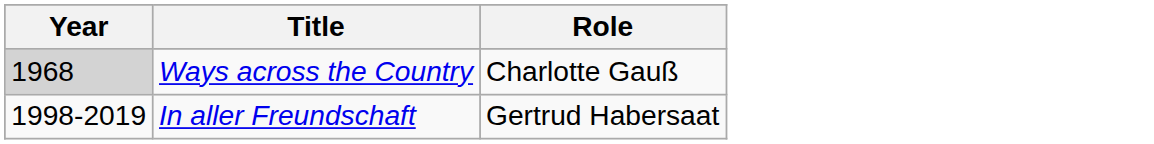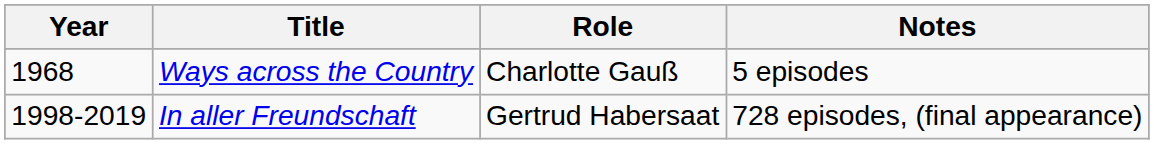+ column: (937, 26)
(43, 71) lightgrey background -> (43, 71) no background
